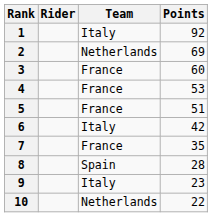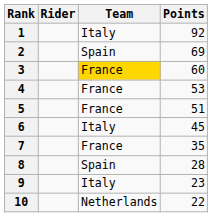(119, 52) Netherlands -> (98, 52) Spain
(102, 70) no background -> (102, 70) gold background
(198, 127) 42 -> (198, 127) 45
